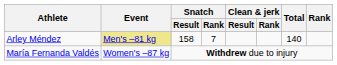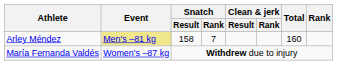(294, 39) 140 -> (294, 39) 160
